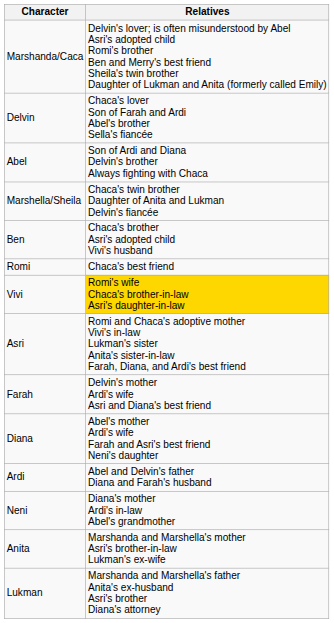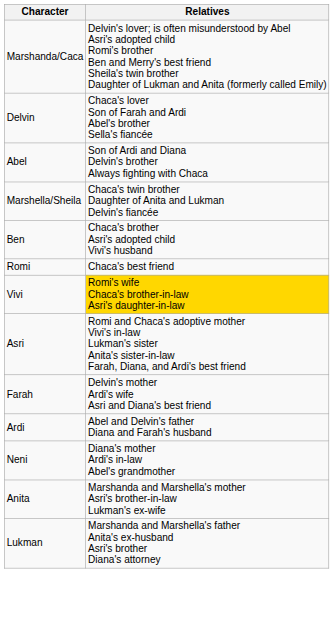- row: (20, 438)
